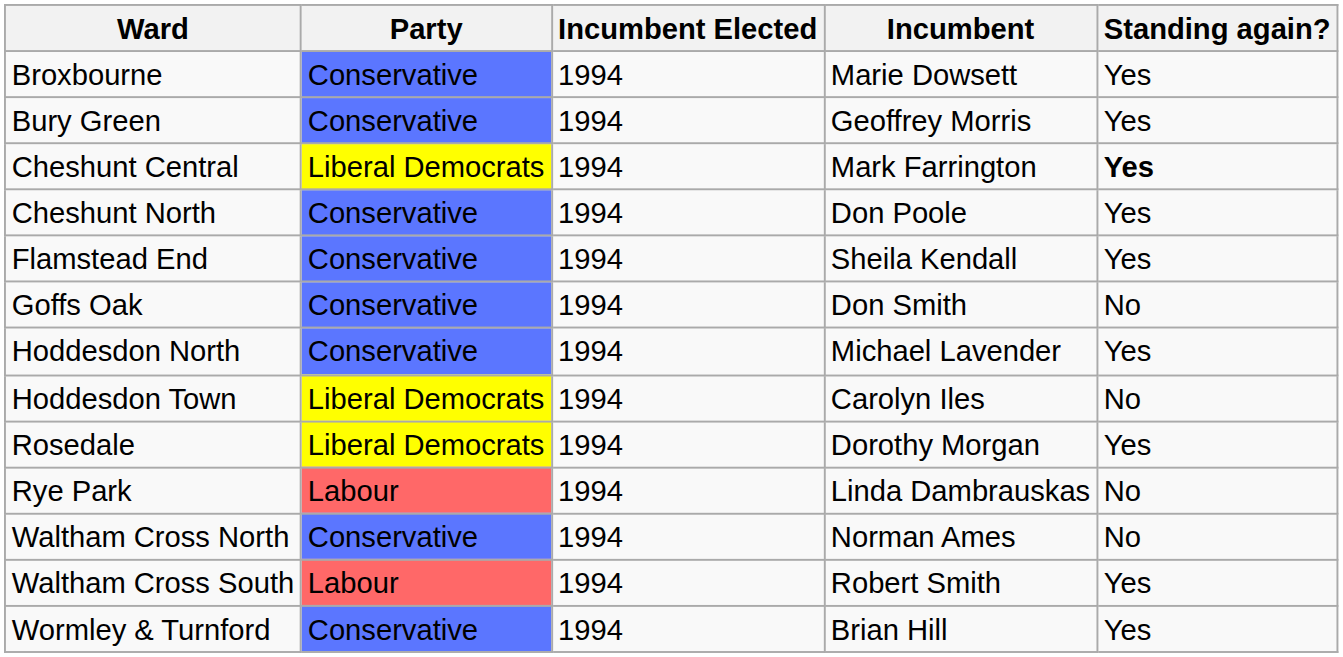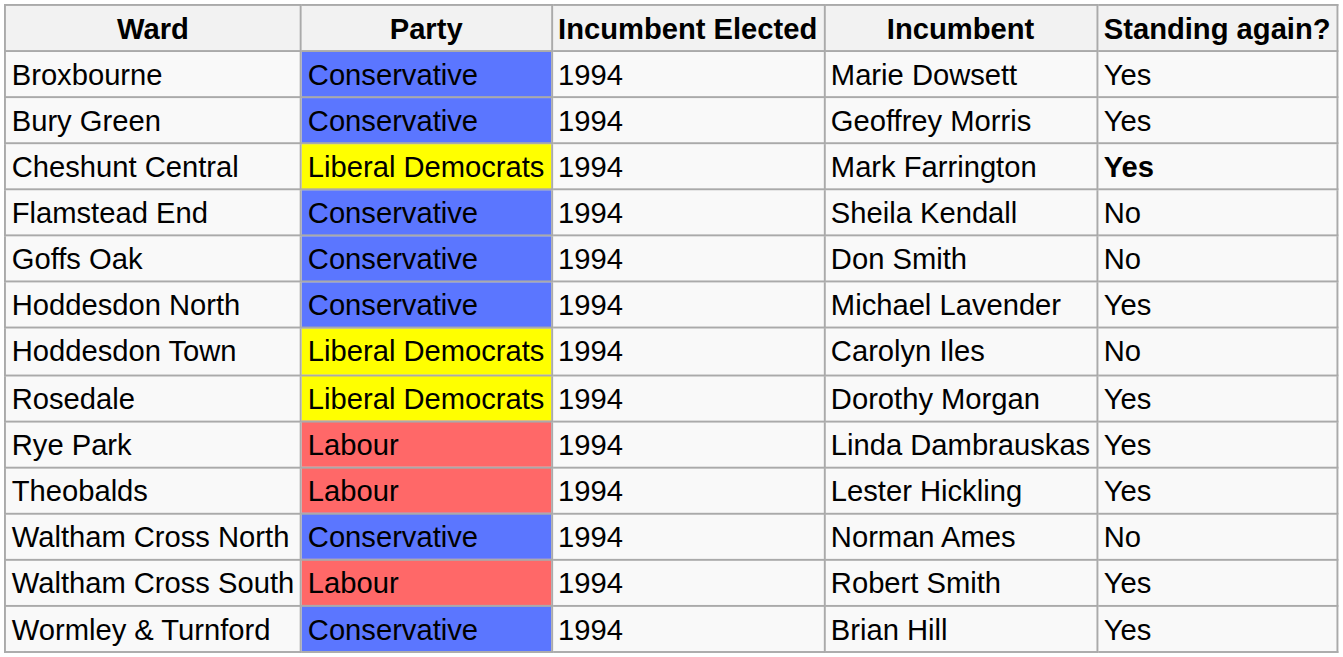- row: (114, 213)
(1128, 259) Yes -> (1122, 213) No
(1122, 490) No -> (1128, 444) Yes
+ row: (80, 490)
